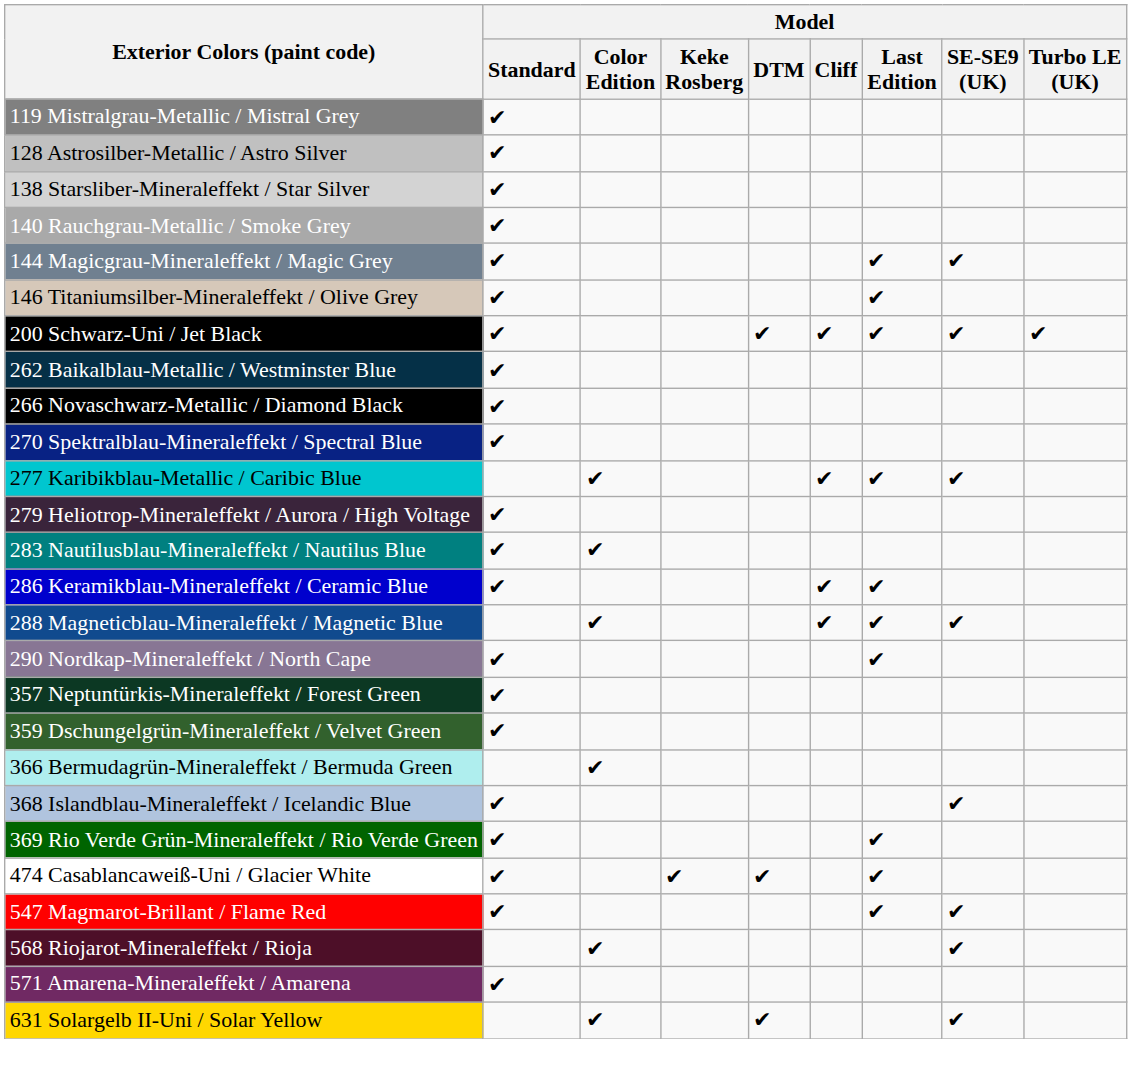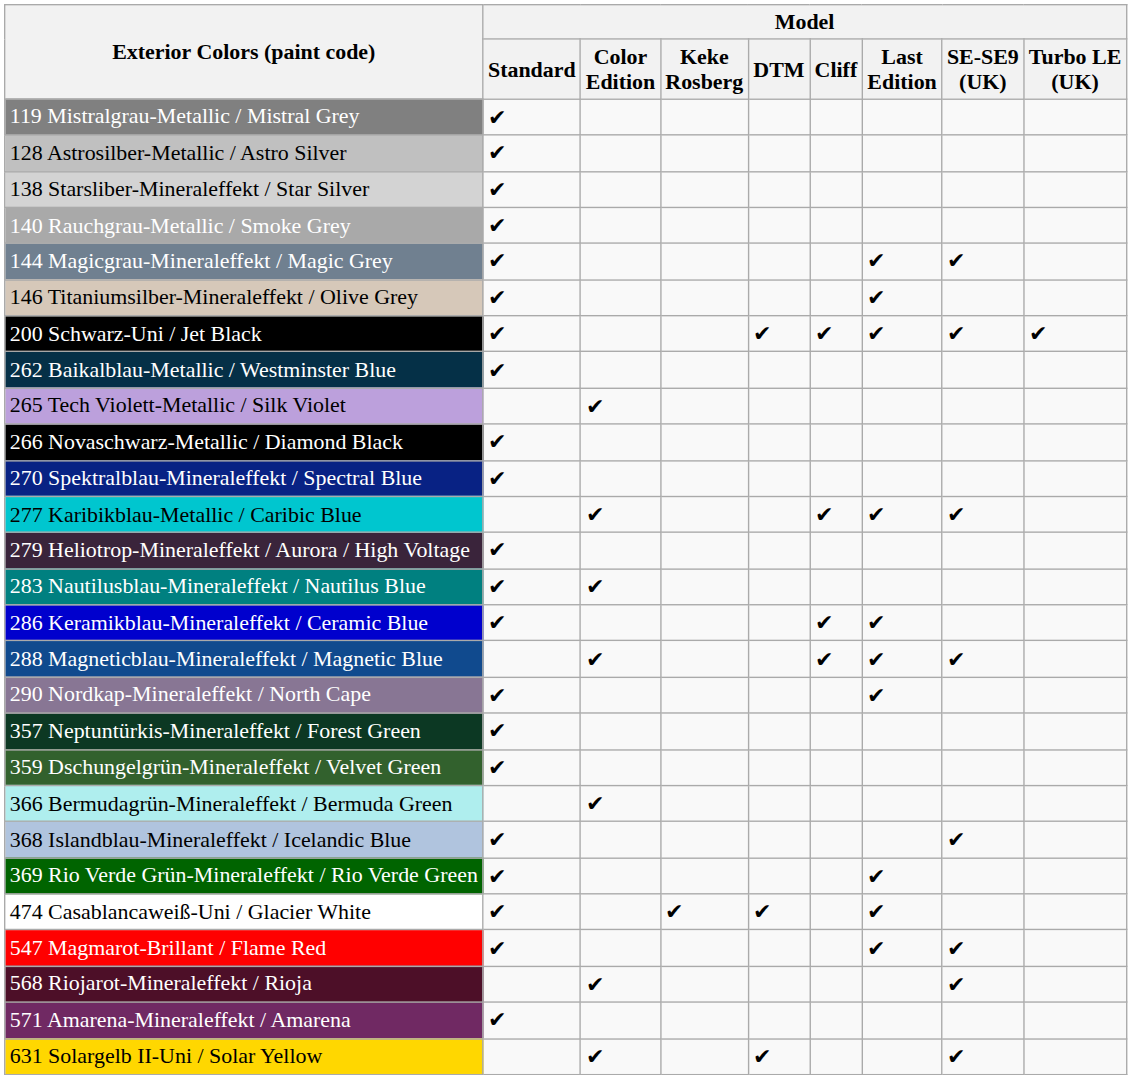+ row: (178, 405)
